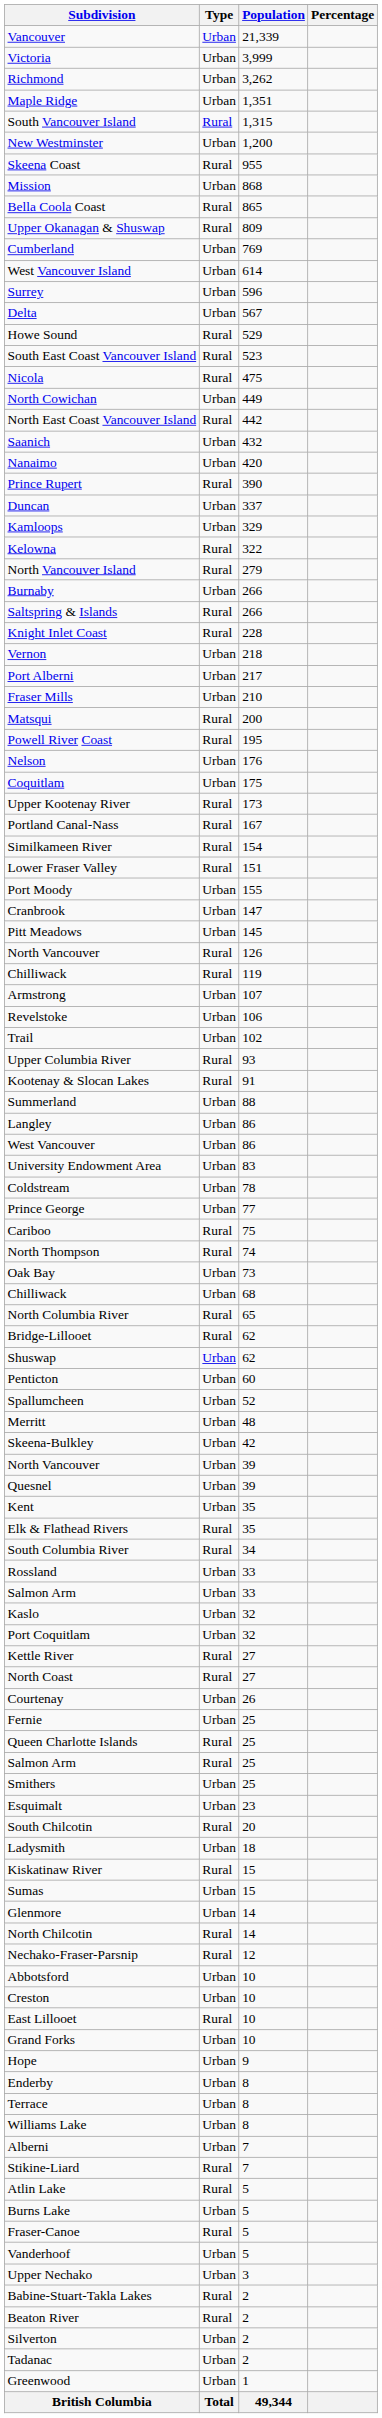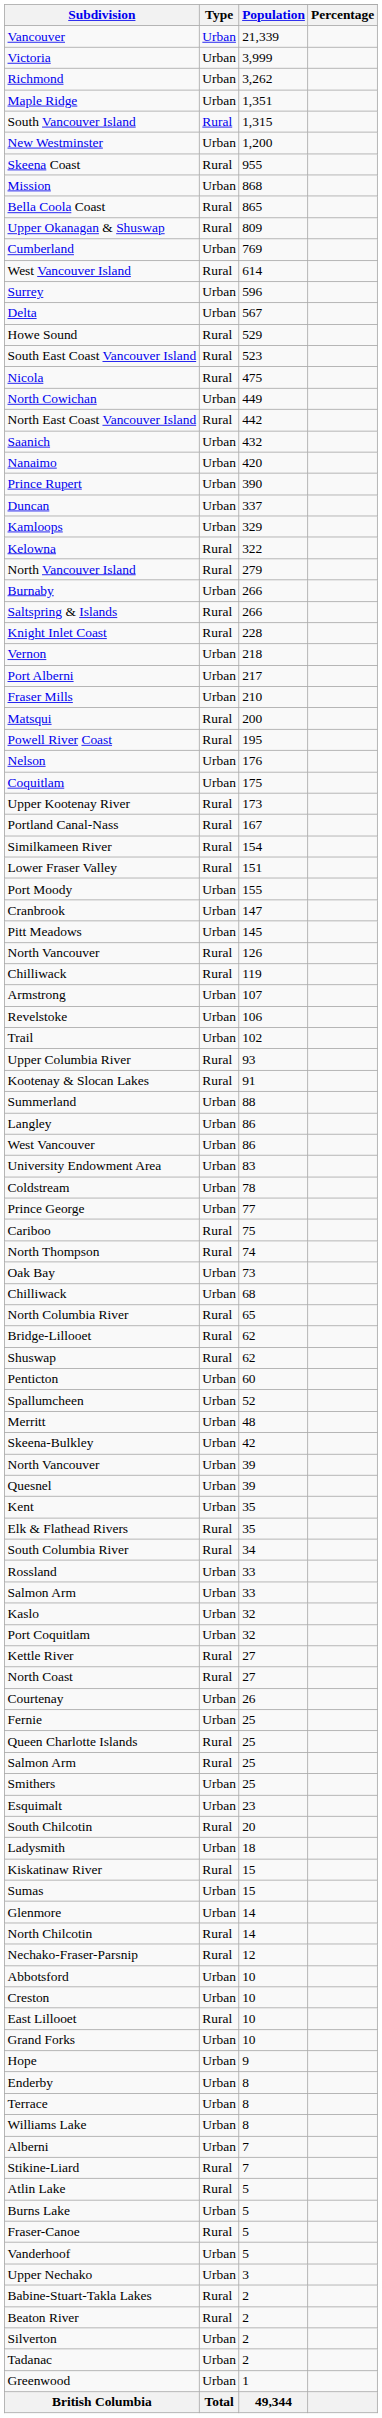(219, 270) Urban -> (217, 270) Rural
(217, 484) Rural -> (219, 484) Urban
(219, 1358) Urban -> (217, 1358) Rural
